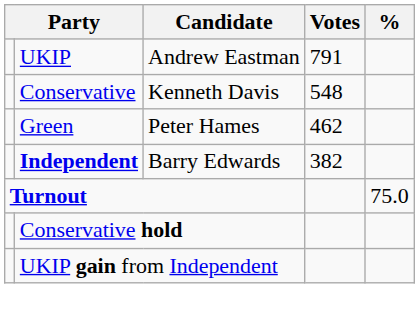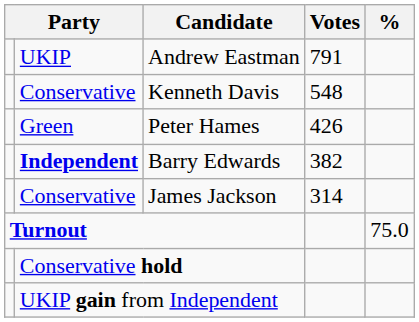(326, 126) 462 -> (326, 126) 426
+ row: (212, 195)
